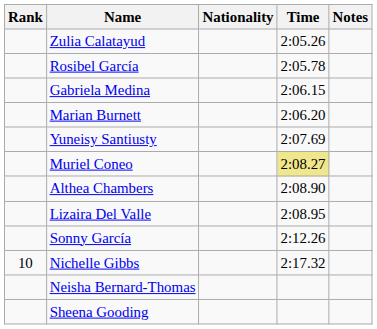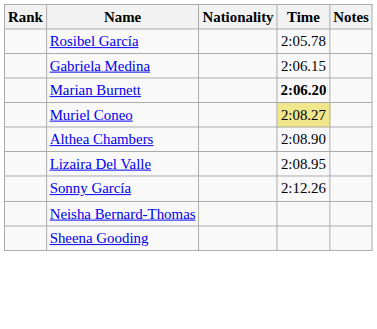- row: (97, 41)
(303, 115) normal -> (303, 90) bold
- row: (103, 139)
- row: (94, 262)
